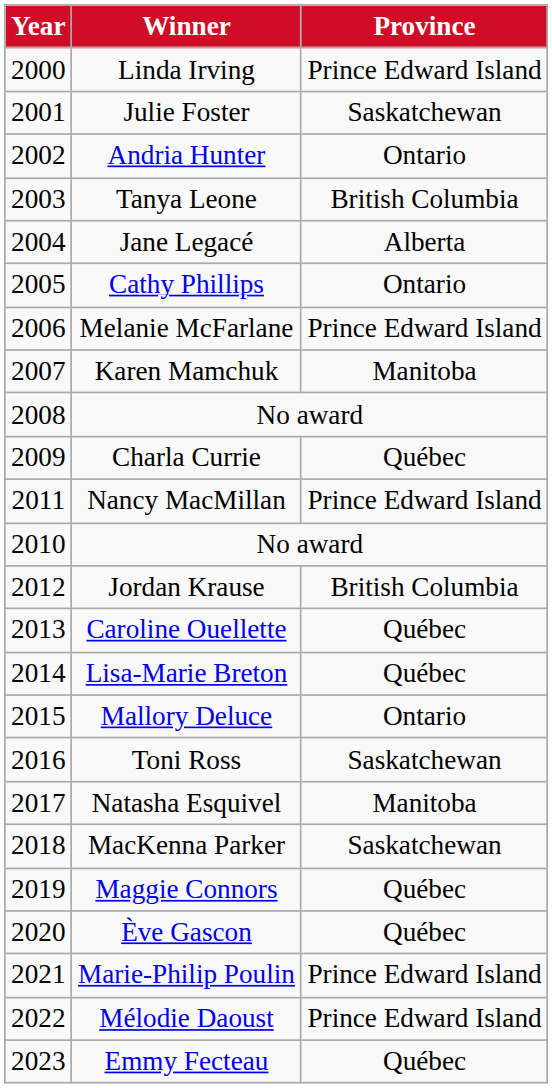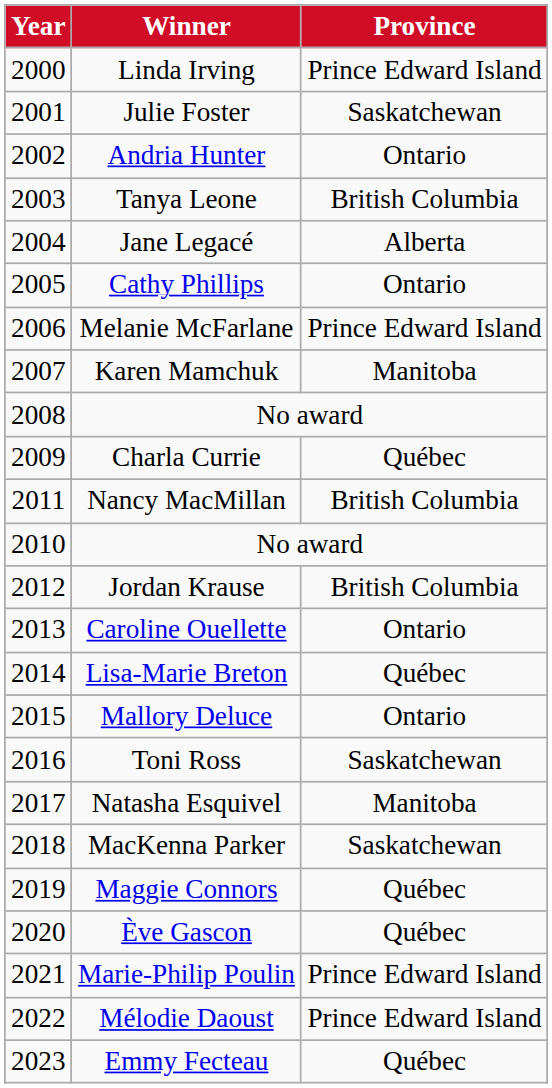(425, 500) Prince Edward Island -> (425, 500) British Columbia
(425, 629) Québec -> (425, 629) Ontario
